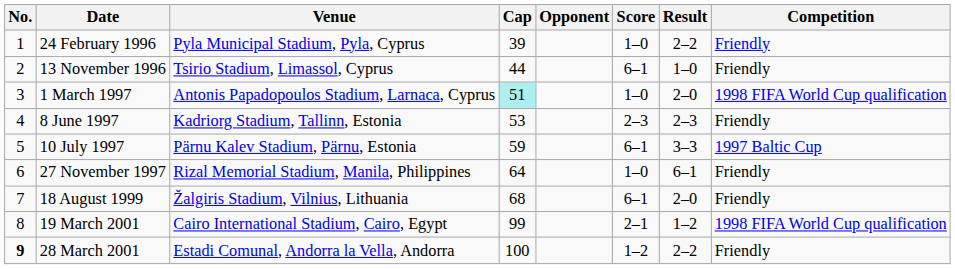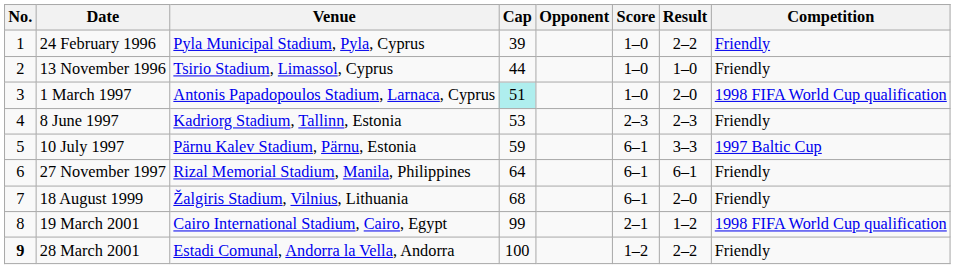(636, 69) 6–1 -> (636, 69) 1–0
(636, 172) 1–0 -> (636, 172) 6–1
